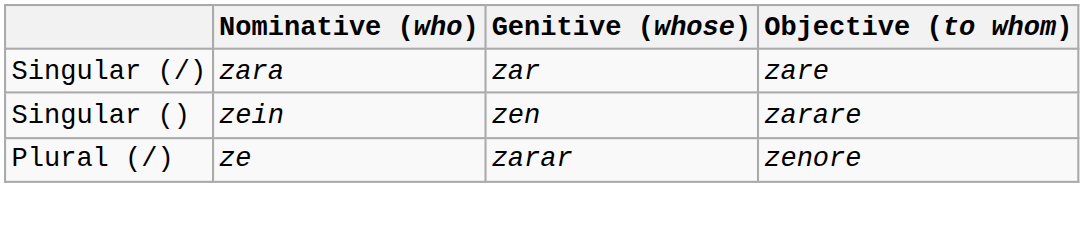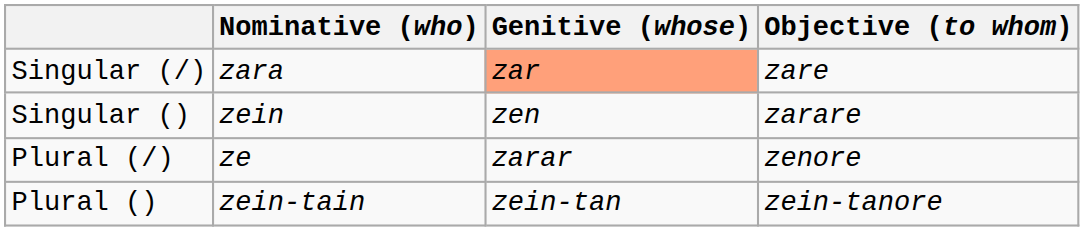(516, 71) no background -> (516, 71) lightsalmon background
+ row: (85, 203)
